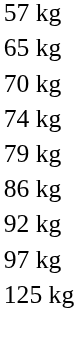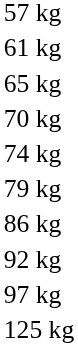+ row: (33, 48)
